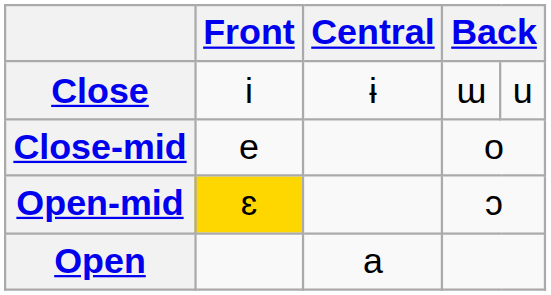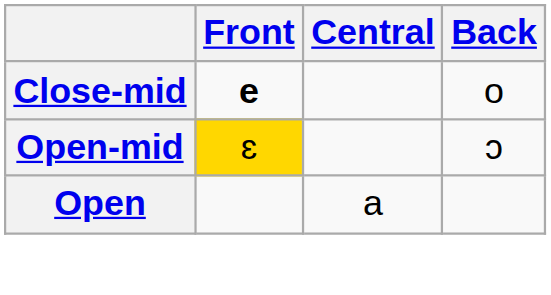- row: (100, 89)
(249, 146) normal -> (249, 89) bold
